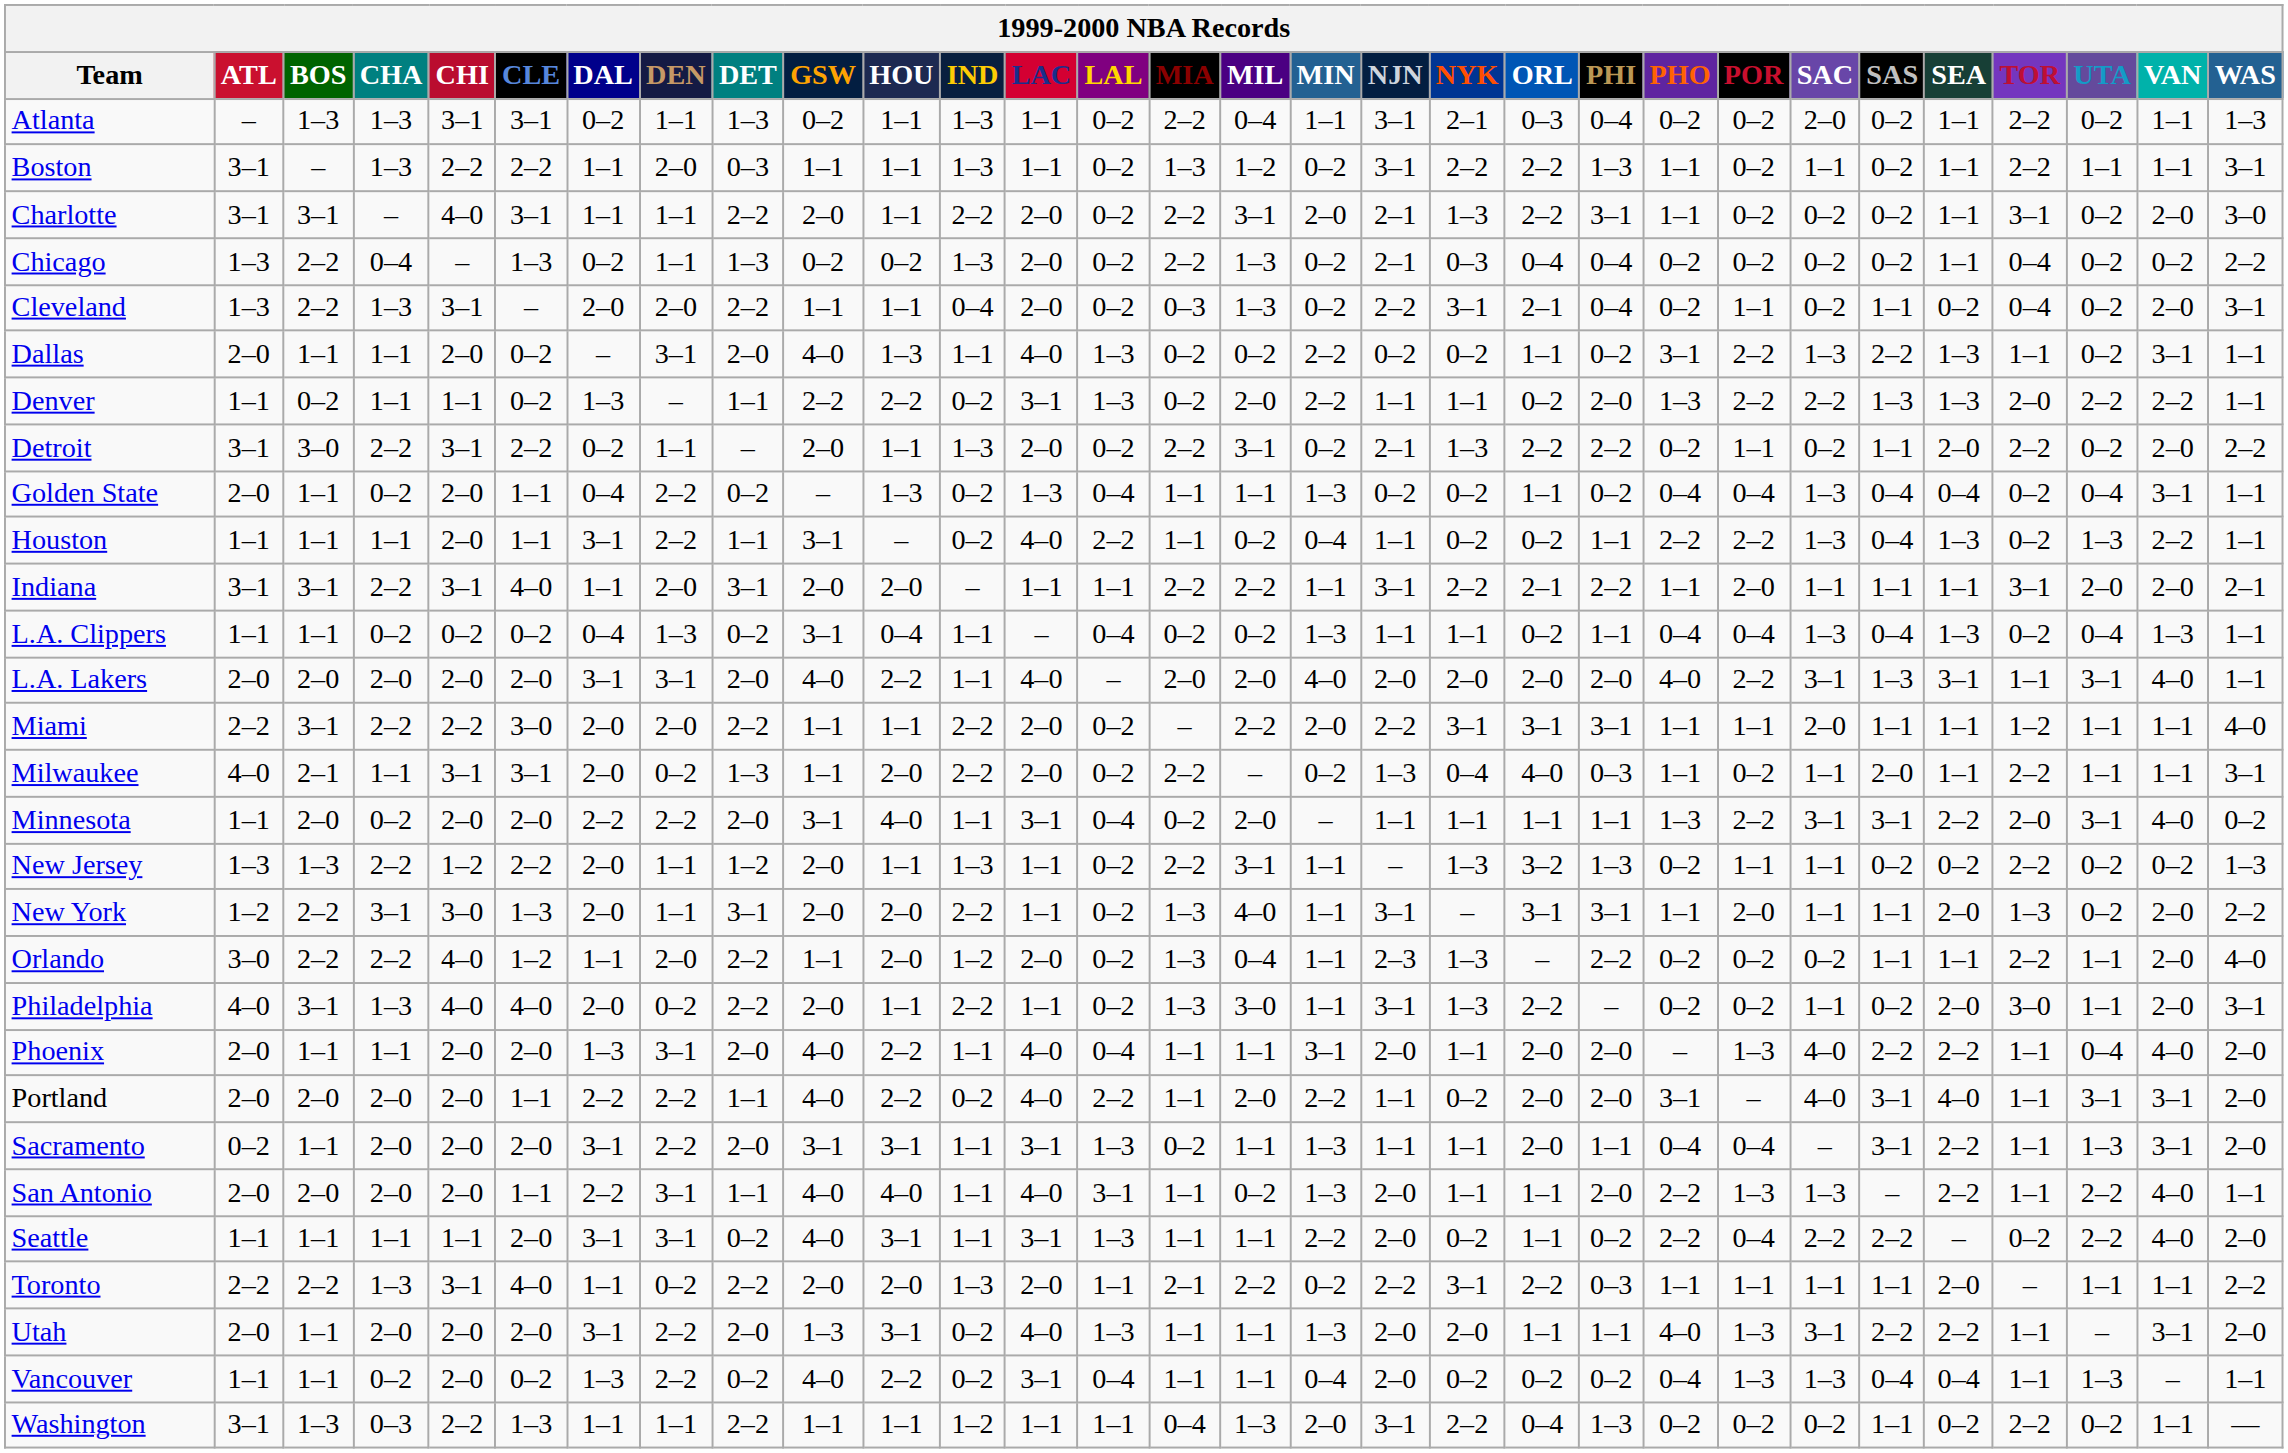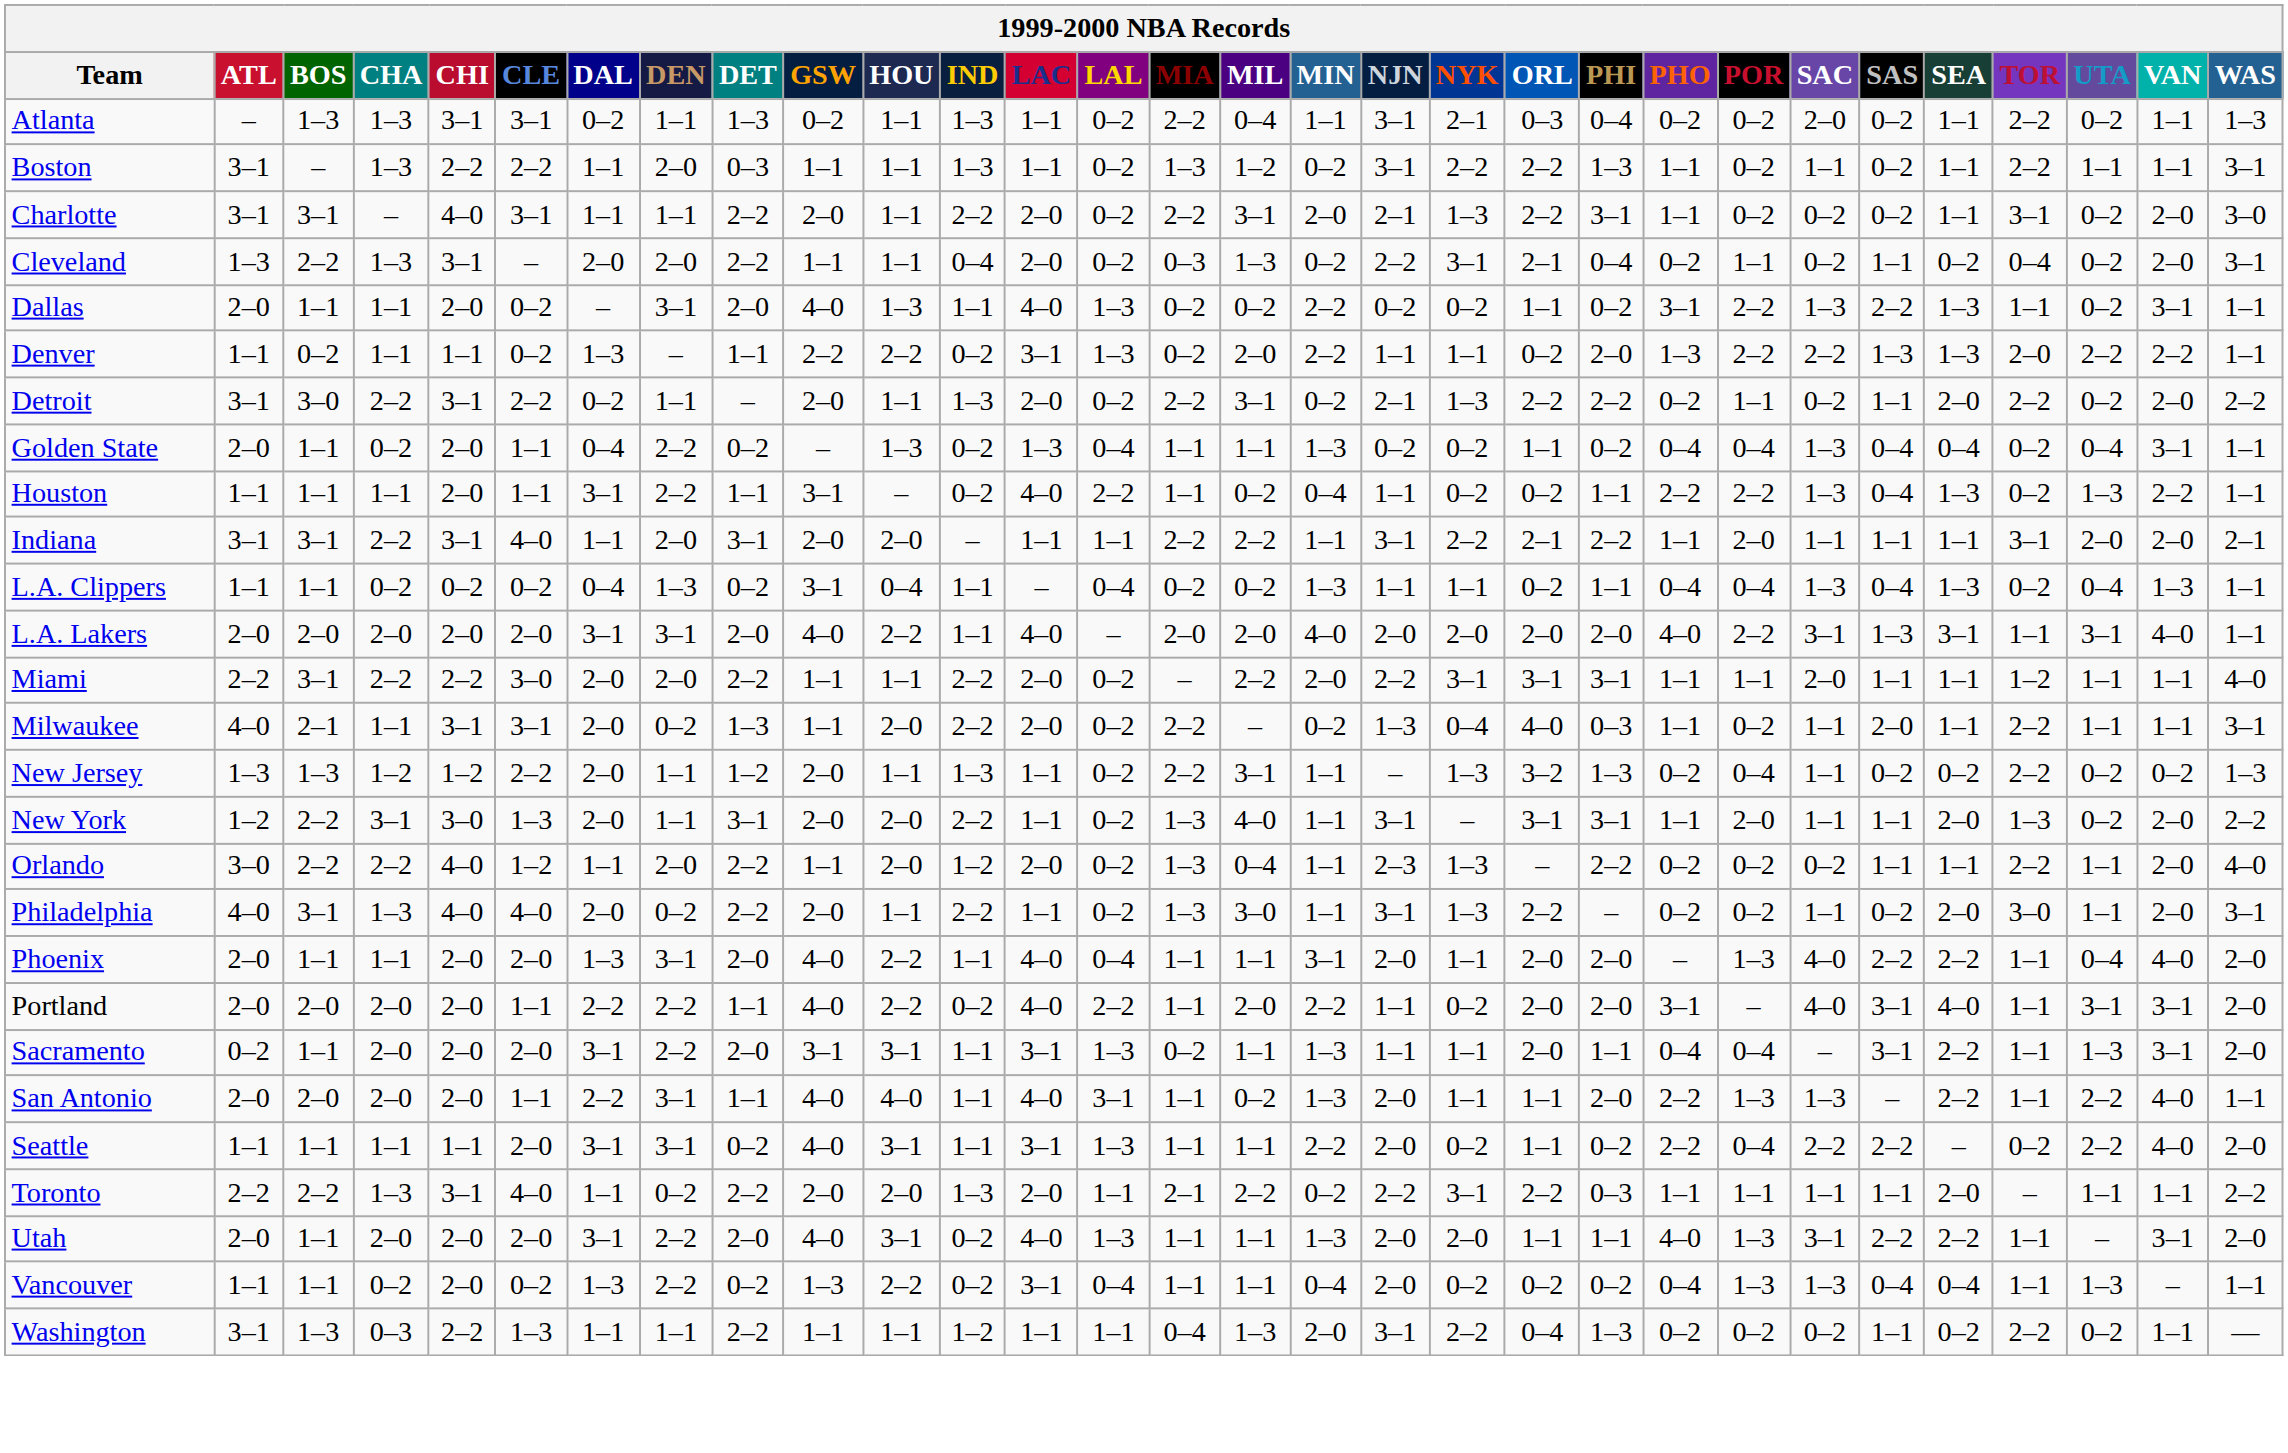- row: (59, 260)
- row: (71, 819)
(391, 866) 2–2 -> (391, 772) 1–2
(1754, 866) 1–1 -> (1754, 772) 0–4
(823, 1331) 1–3 -> (823, 1238) 4–0
(823, 1378) 4–0 -> (823, 1285) 1–3
